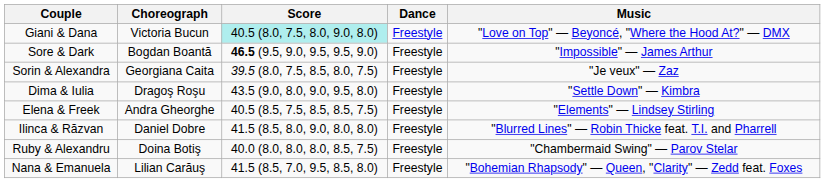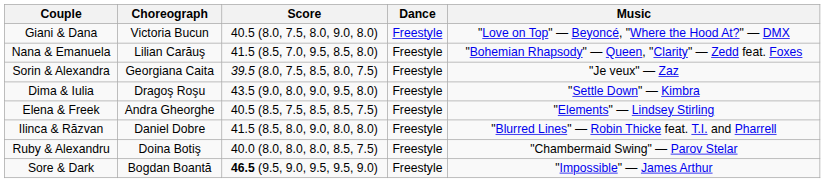(304, 33) paleturquoise background -> (304, 33) no background
rows swapped: (61, 52) <-> (61, 168)
